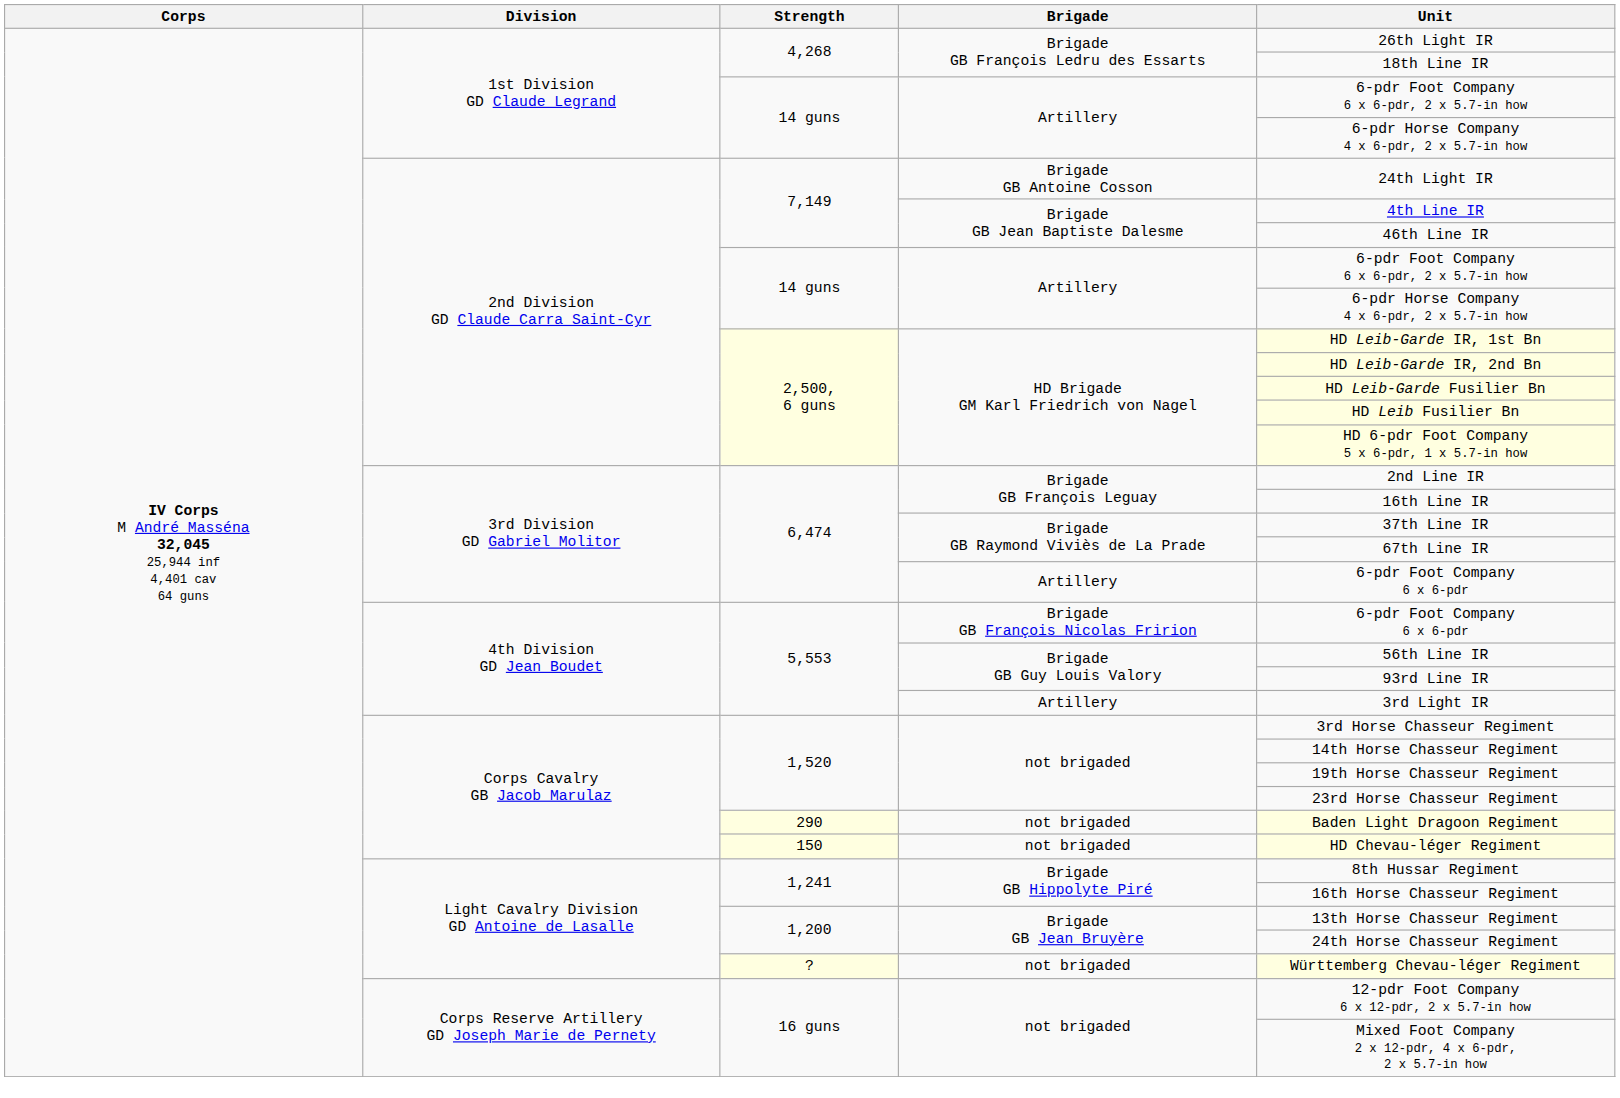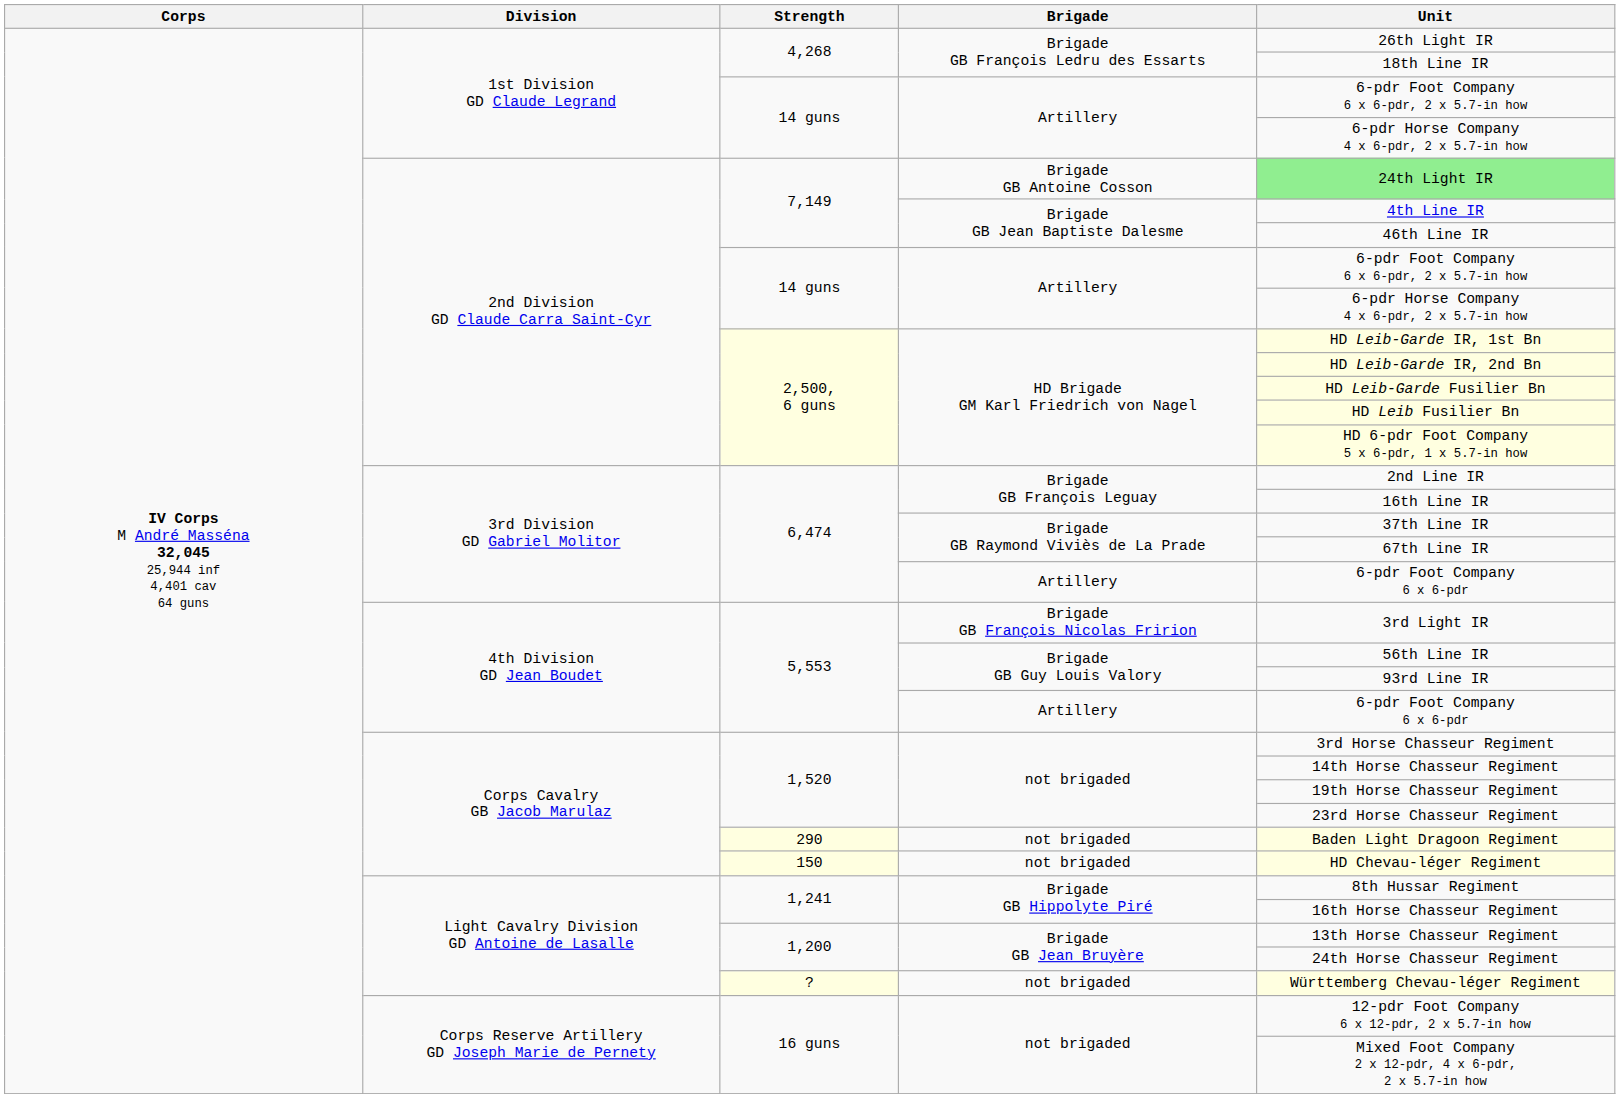(1435, 179) no background -> (1435, 179) lightgreen background
(1435, 622) 6-pdr Foot Company 6 x 6-pdr -> (1435, 622) 3rd Light IR
(1435, 703) 3rd Light IR -> (1435, 711) 6-pdr Foot Company 6 x 6-pdr
